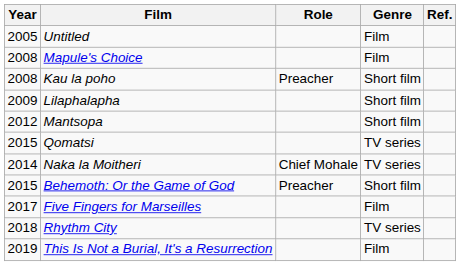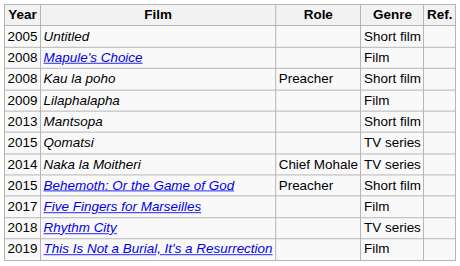(377, 36) Film -> (392, 36) Short film
(392, 100) Short film -> (377, 100) Film
(22, 121) 2012 -> (22, 121) 2013
